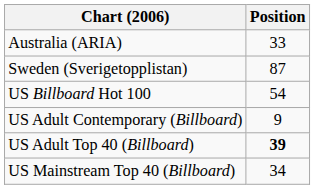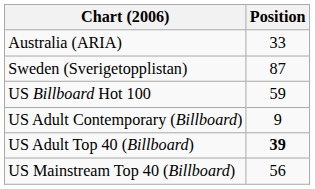(278, 94) 54 -> (278, 94) 59
(278, 171) 34 -> (278, 171) 56
